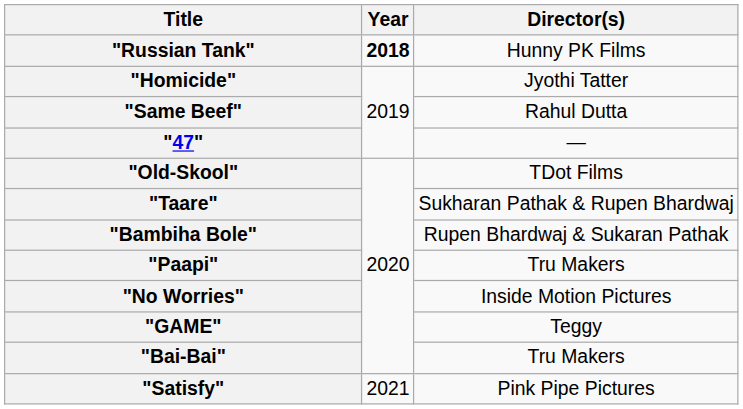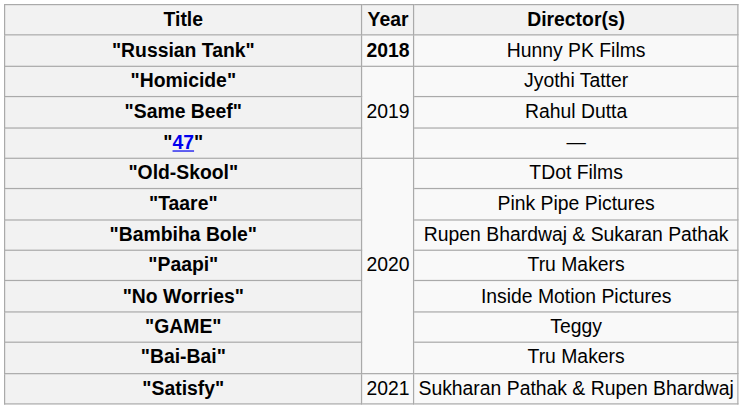(576, 204) Sukharan Pathak & Rupen Bhardwaj -> (576, 204) Pink Pipe Pictures
(576, 388) Pink Pipe Pictures -> (576, 388) Sukharan Pathak & Rupen Bhardwaj
